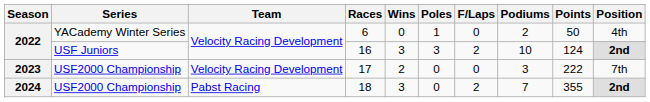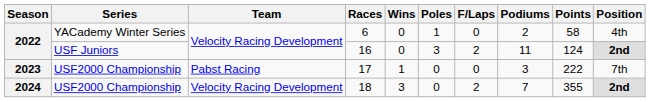(573, 32) 50 -> (573, 32) 58
(402, 51) 3 -> (402, 51) 0
(525, 51) 10 -> (525, 51) 11
(267, 69) Velocity Racing Development -> (225, 69) Pabst Racing
(402, 69) 2 -> (402, 69) 1
(225, 88) Pabst Racing -> (267, 88) Velocity Racing Development
